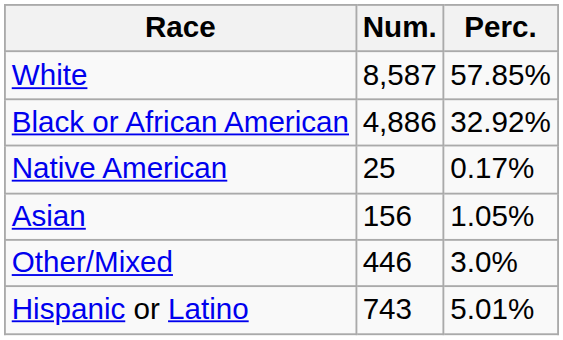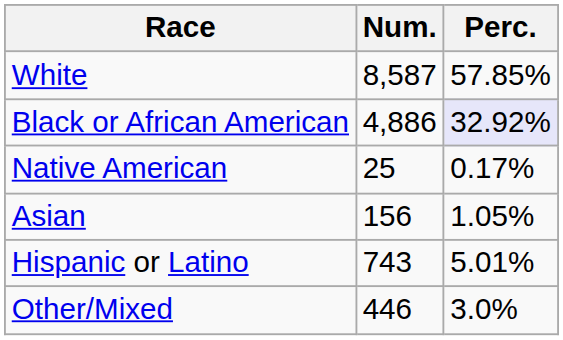(501, 121) no background -> (501, 121) lavender background
rows swapped: (92, 262) <-> (130, 309)
